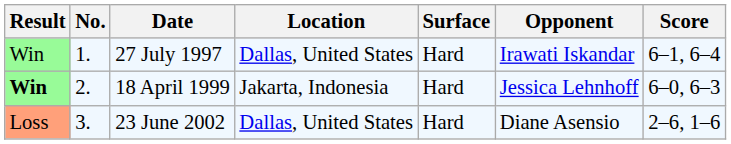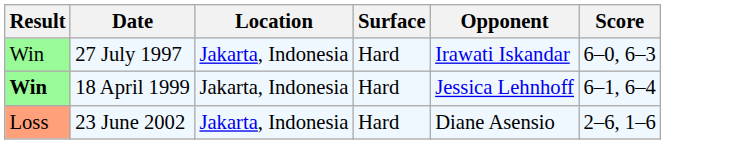- column: (90, 20)
(326, 54) Dallas, United States -> (274, 54) Jakarta, Indonesia
(684, 54) 6–1, 6–4 -> (620, 54) 6–0, 6–3
(684, 87) 6–0, 6–3 -> (620, 87) 6–1, 6–4
(326, 121) Dallas, United States -> (274, 121) Jakarta, Indonesia
